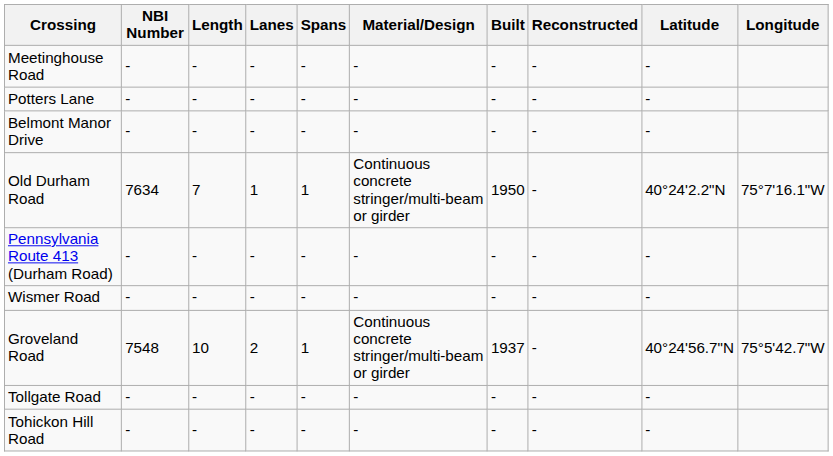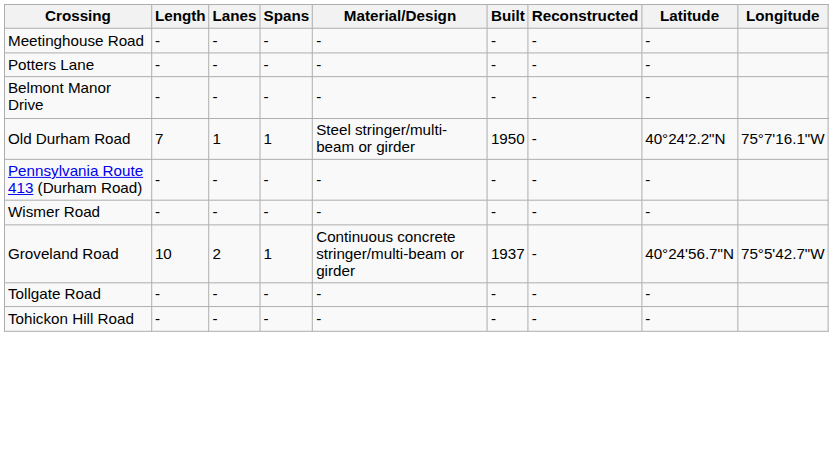- column: (155, 25)
(418, 189) Continuous concrete stringer/multi-beam or girder -> (382, 138) Steel stringer/multi-beam or girder
